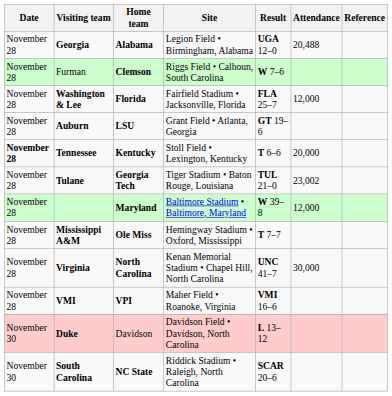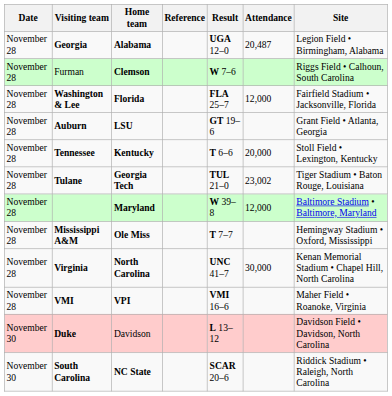columns swapped: (210, 18) <-> (365, 18)
(306, 45) 20,488 -> (258, 45) 20,487
(28, 153) bold -> (27, 153) normal
